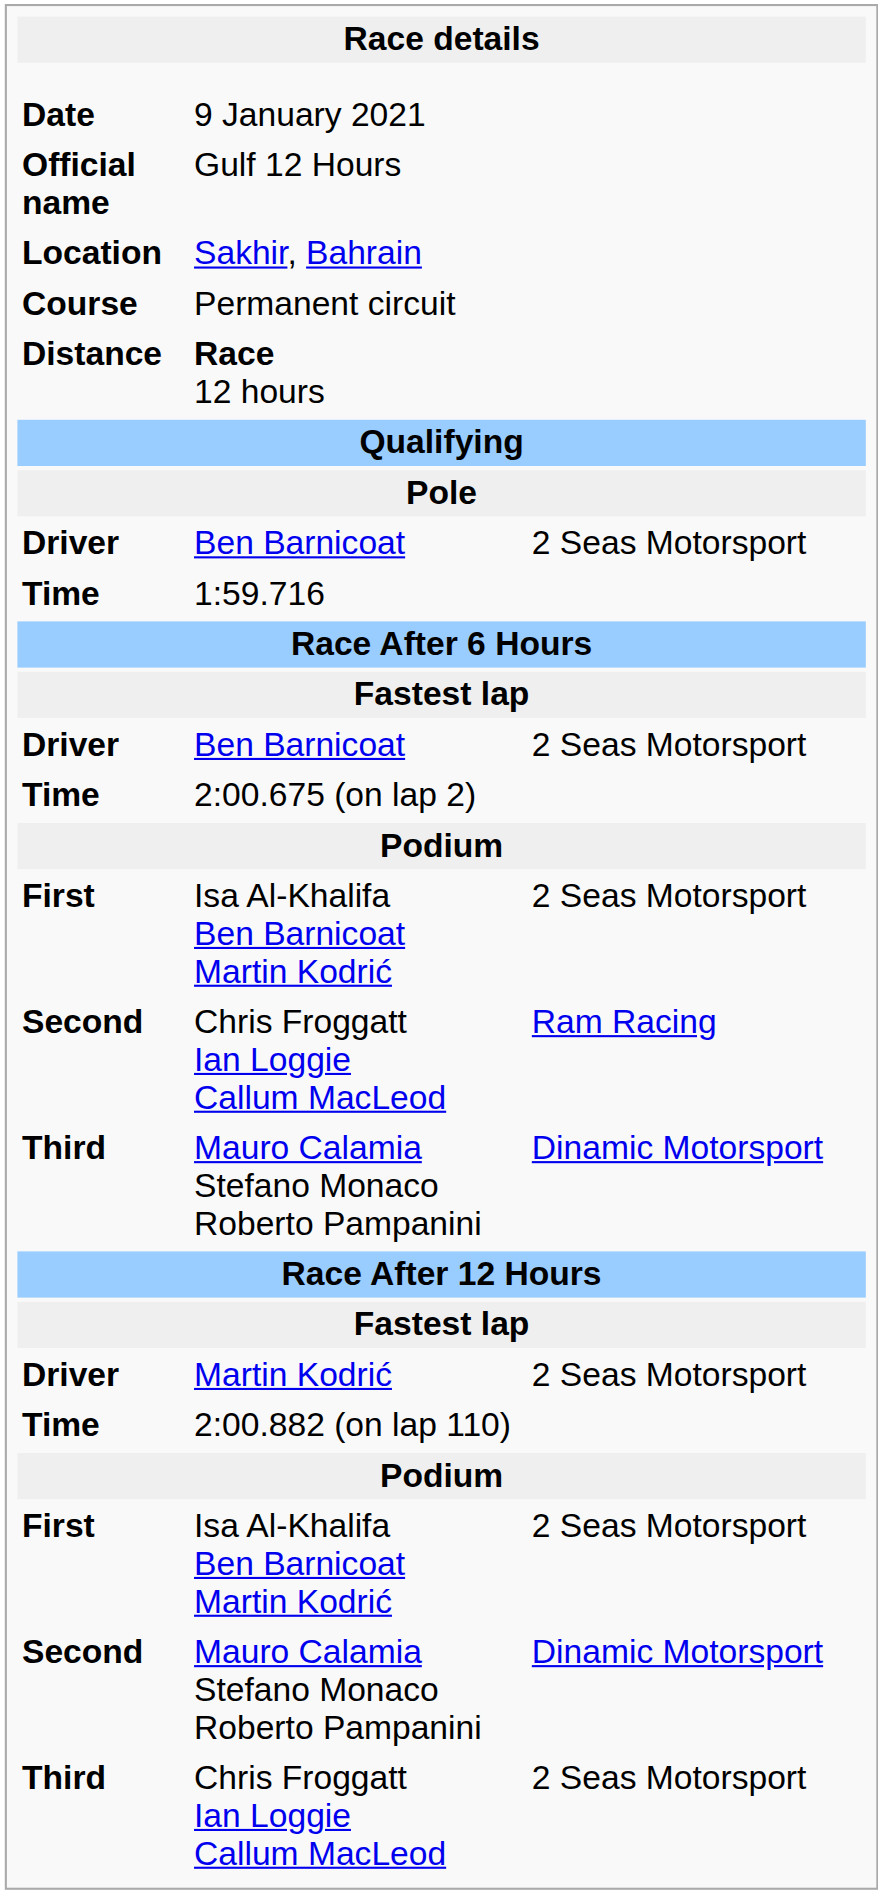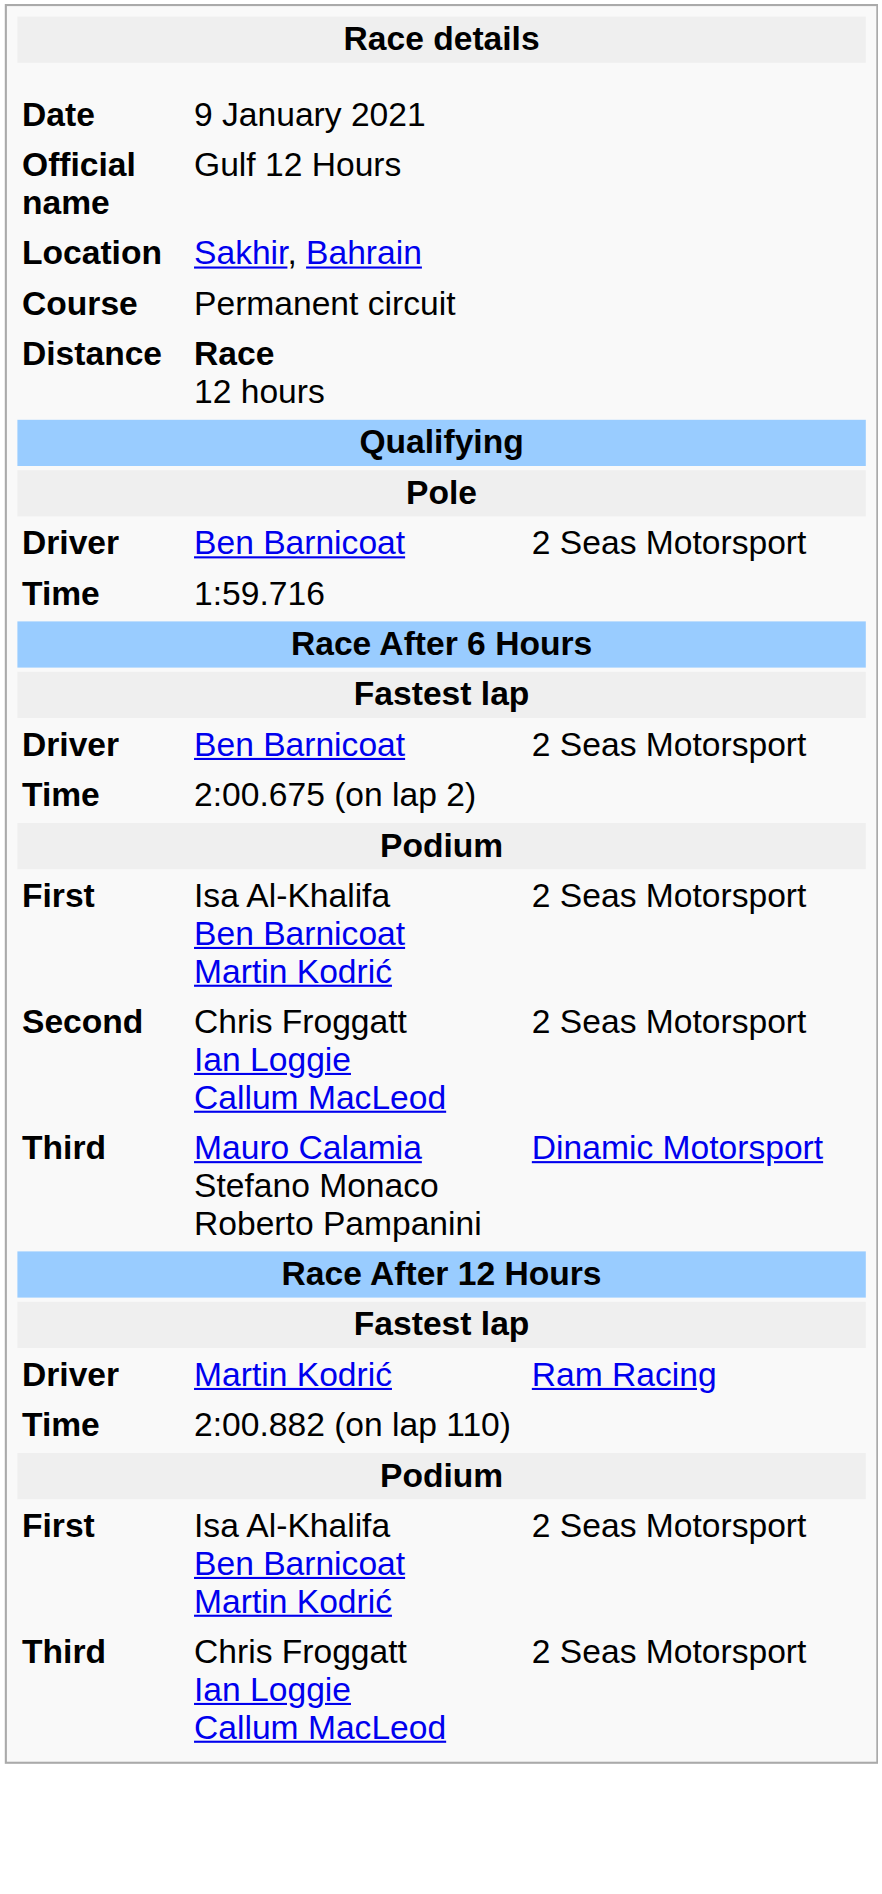(624, 1022) Ram Racing -> (669, 1022) 2 Seas Motorsport
(669, 1375) 2 Seas Motorsport -> (624, 1375) Ram Racing
- row: (83, 1652)
